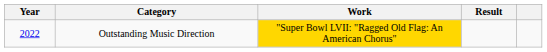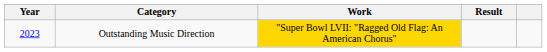(30, 33) 2022 -> (30, 33) 2023
